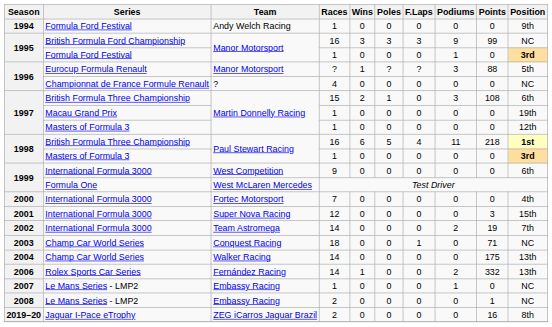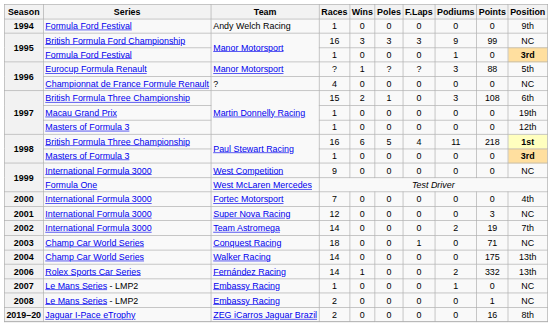(528, 170) 6th -> (528, 170) NC
(528, 214) 15th -> (528, 214) NC
